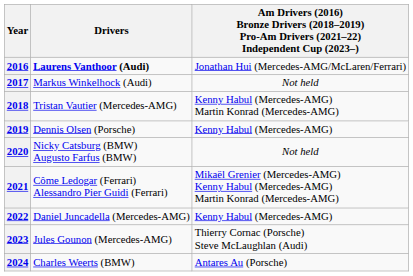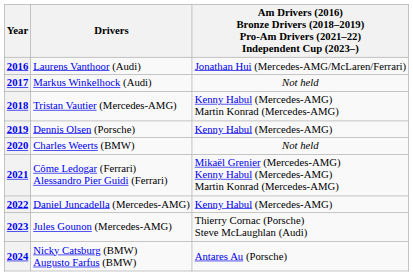(91, 66) bold -> (87, 66) normal
(85, 152) Nicky Catsburg (BMW) Augusto Farfus (BMW) -> (84, 146) Charles Weerts (BMW)
(84, 262) Charles Weerts (BMW) -> (85, 256) Nicky Catsburg (BMW) Augusto Farfus (BMW)
